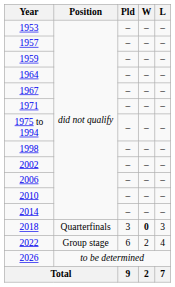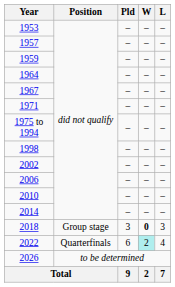(86, 227) Quarterfinals -> (86, 227) Group stage
(86, 243) Group stage -> (86, 243) Quarterfinals
(146, 243) no background -> (146, 243) paleturquoise background
